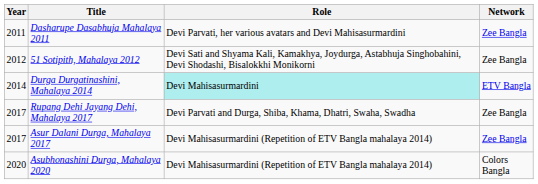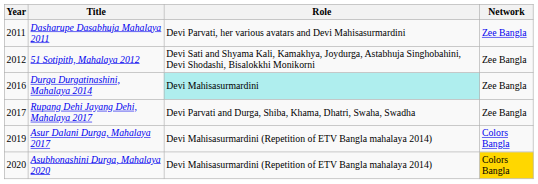(16, 86) 2014 -> (16, 86) 2016
(506, 86) ETV Bangla -> (504, 86) Zee Bangla
(16, 139) 2017 -> (16, 139) 2019
(504, 139) Zee Bangla -> (496, 139) Colors Bangla
(496, 165) no background -> (496, 165) gold background
